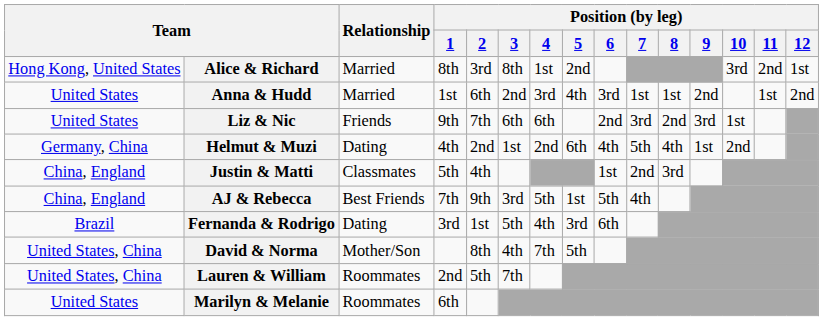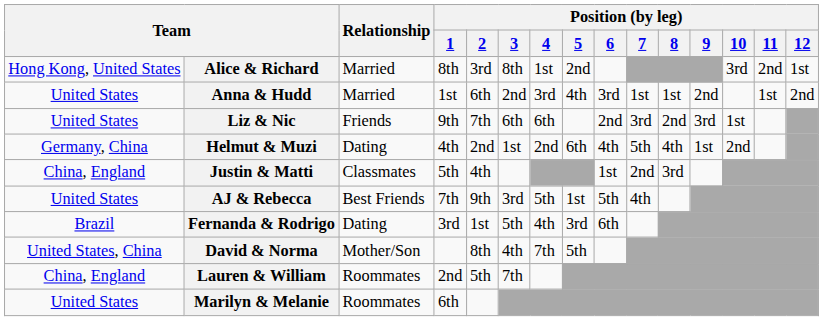(94, 198) China, England -> (94, 198) United States
(94, 276) United States, China -> (94, 276) China, England
